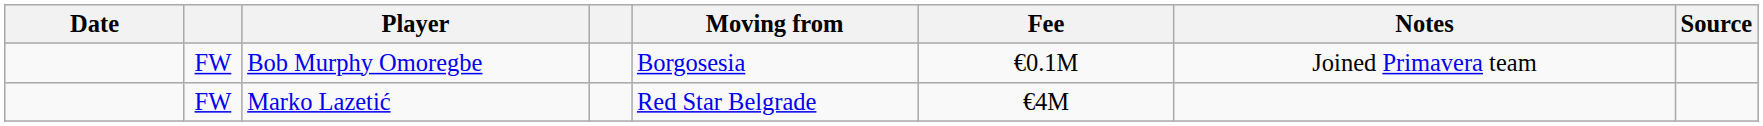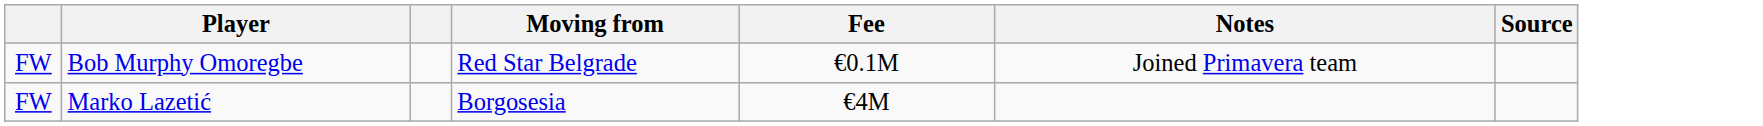- column: (95, 23)
(691, 62) Borgosesia -> (547, 62) Red Star Belgrade
(727, 101) Red Star Belgrade -> (512, 101) Borgosesia
